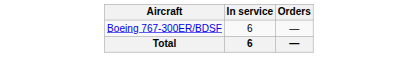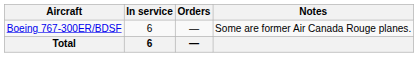+ column: (313, 12)
